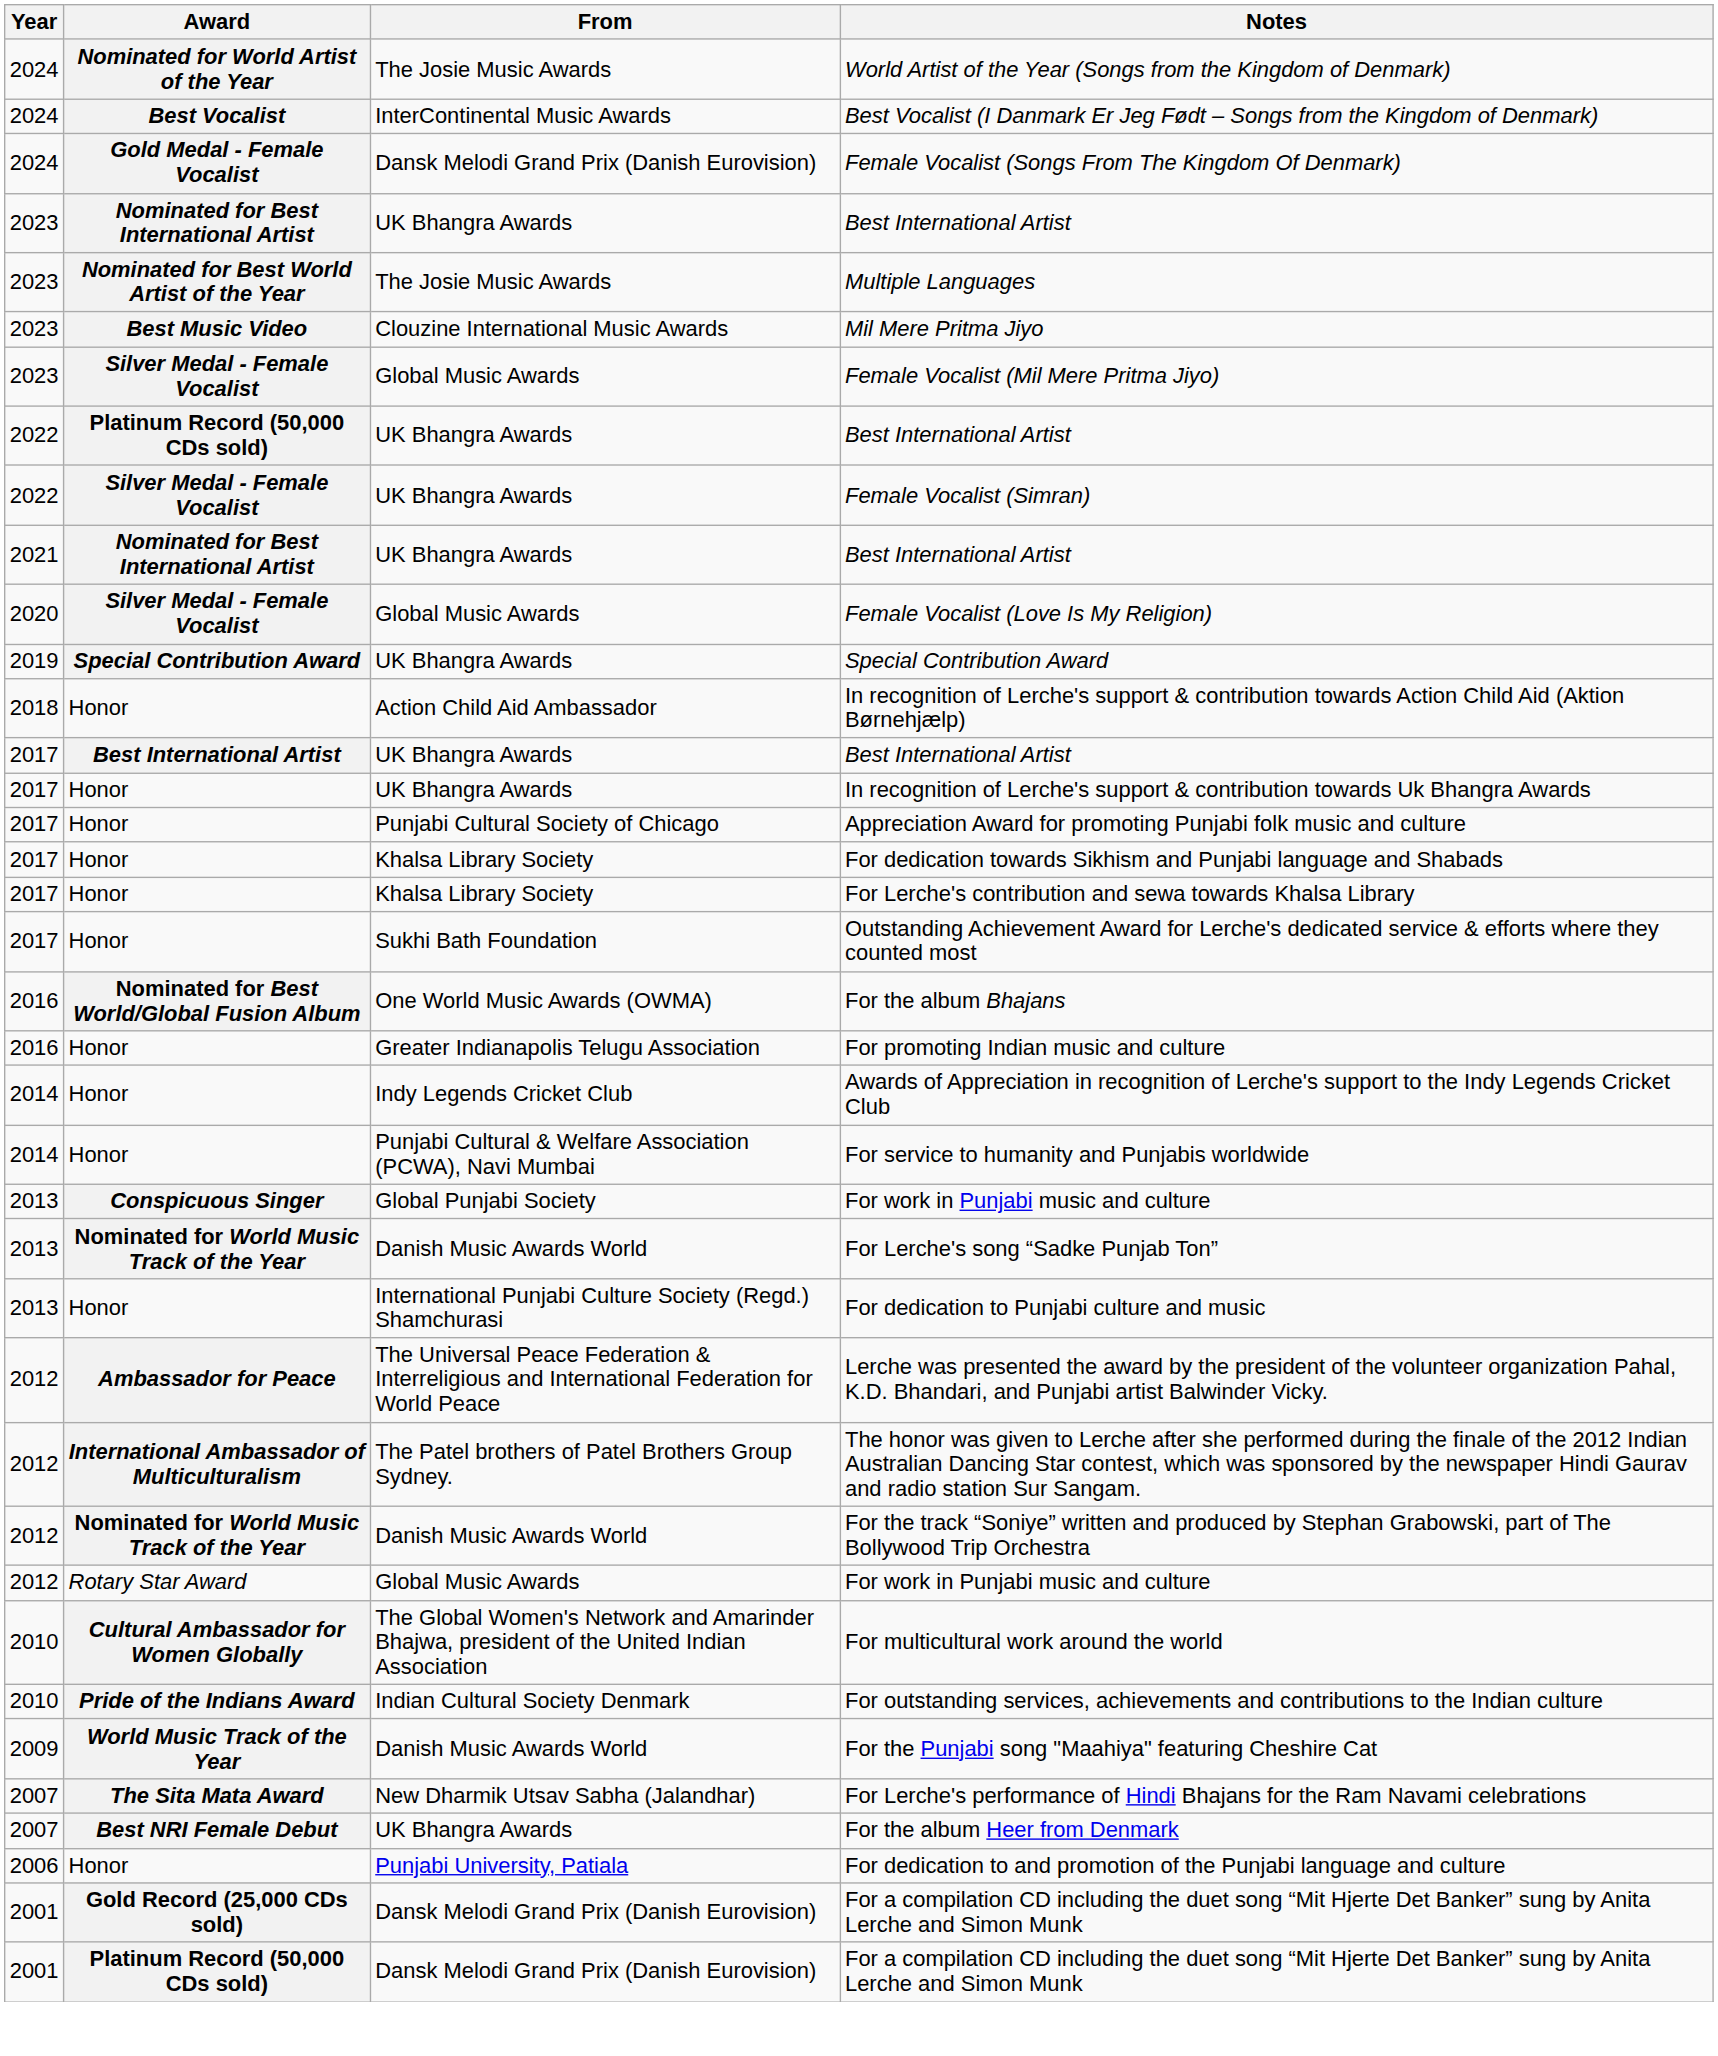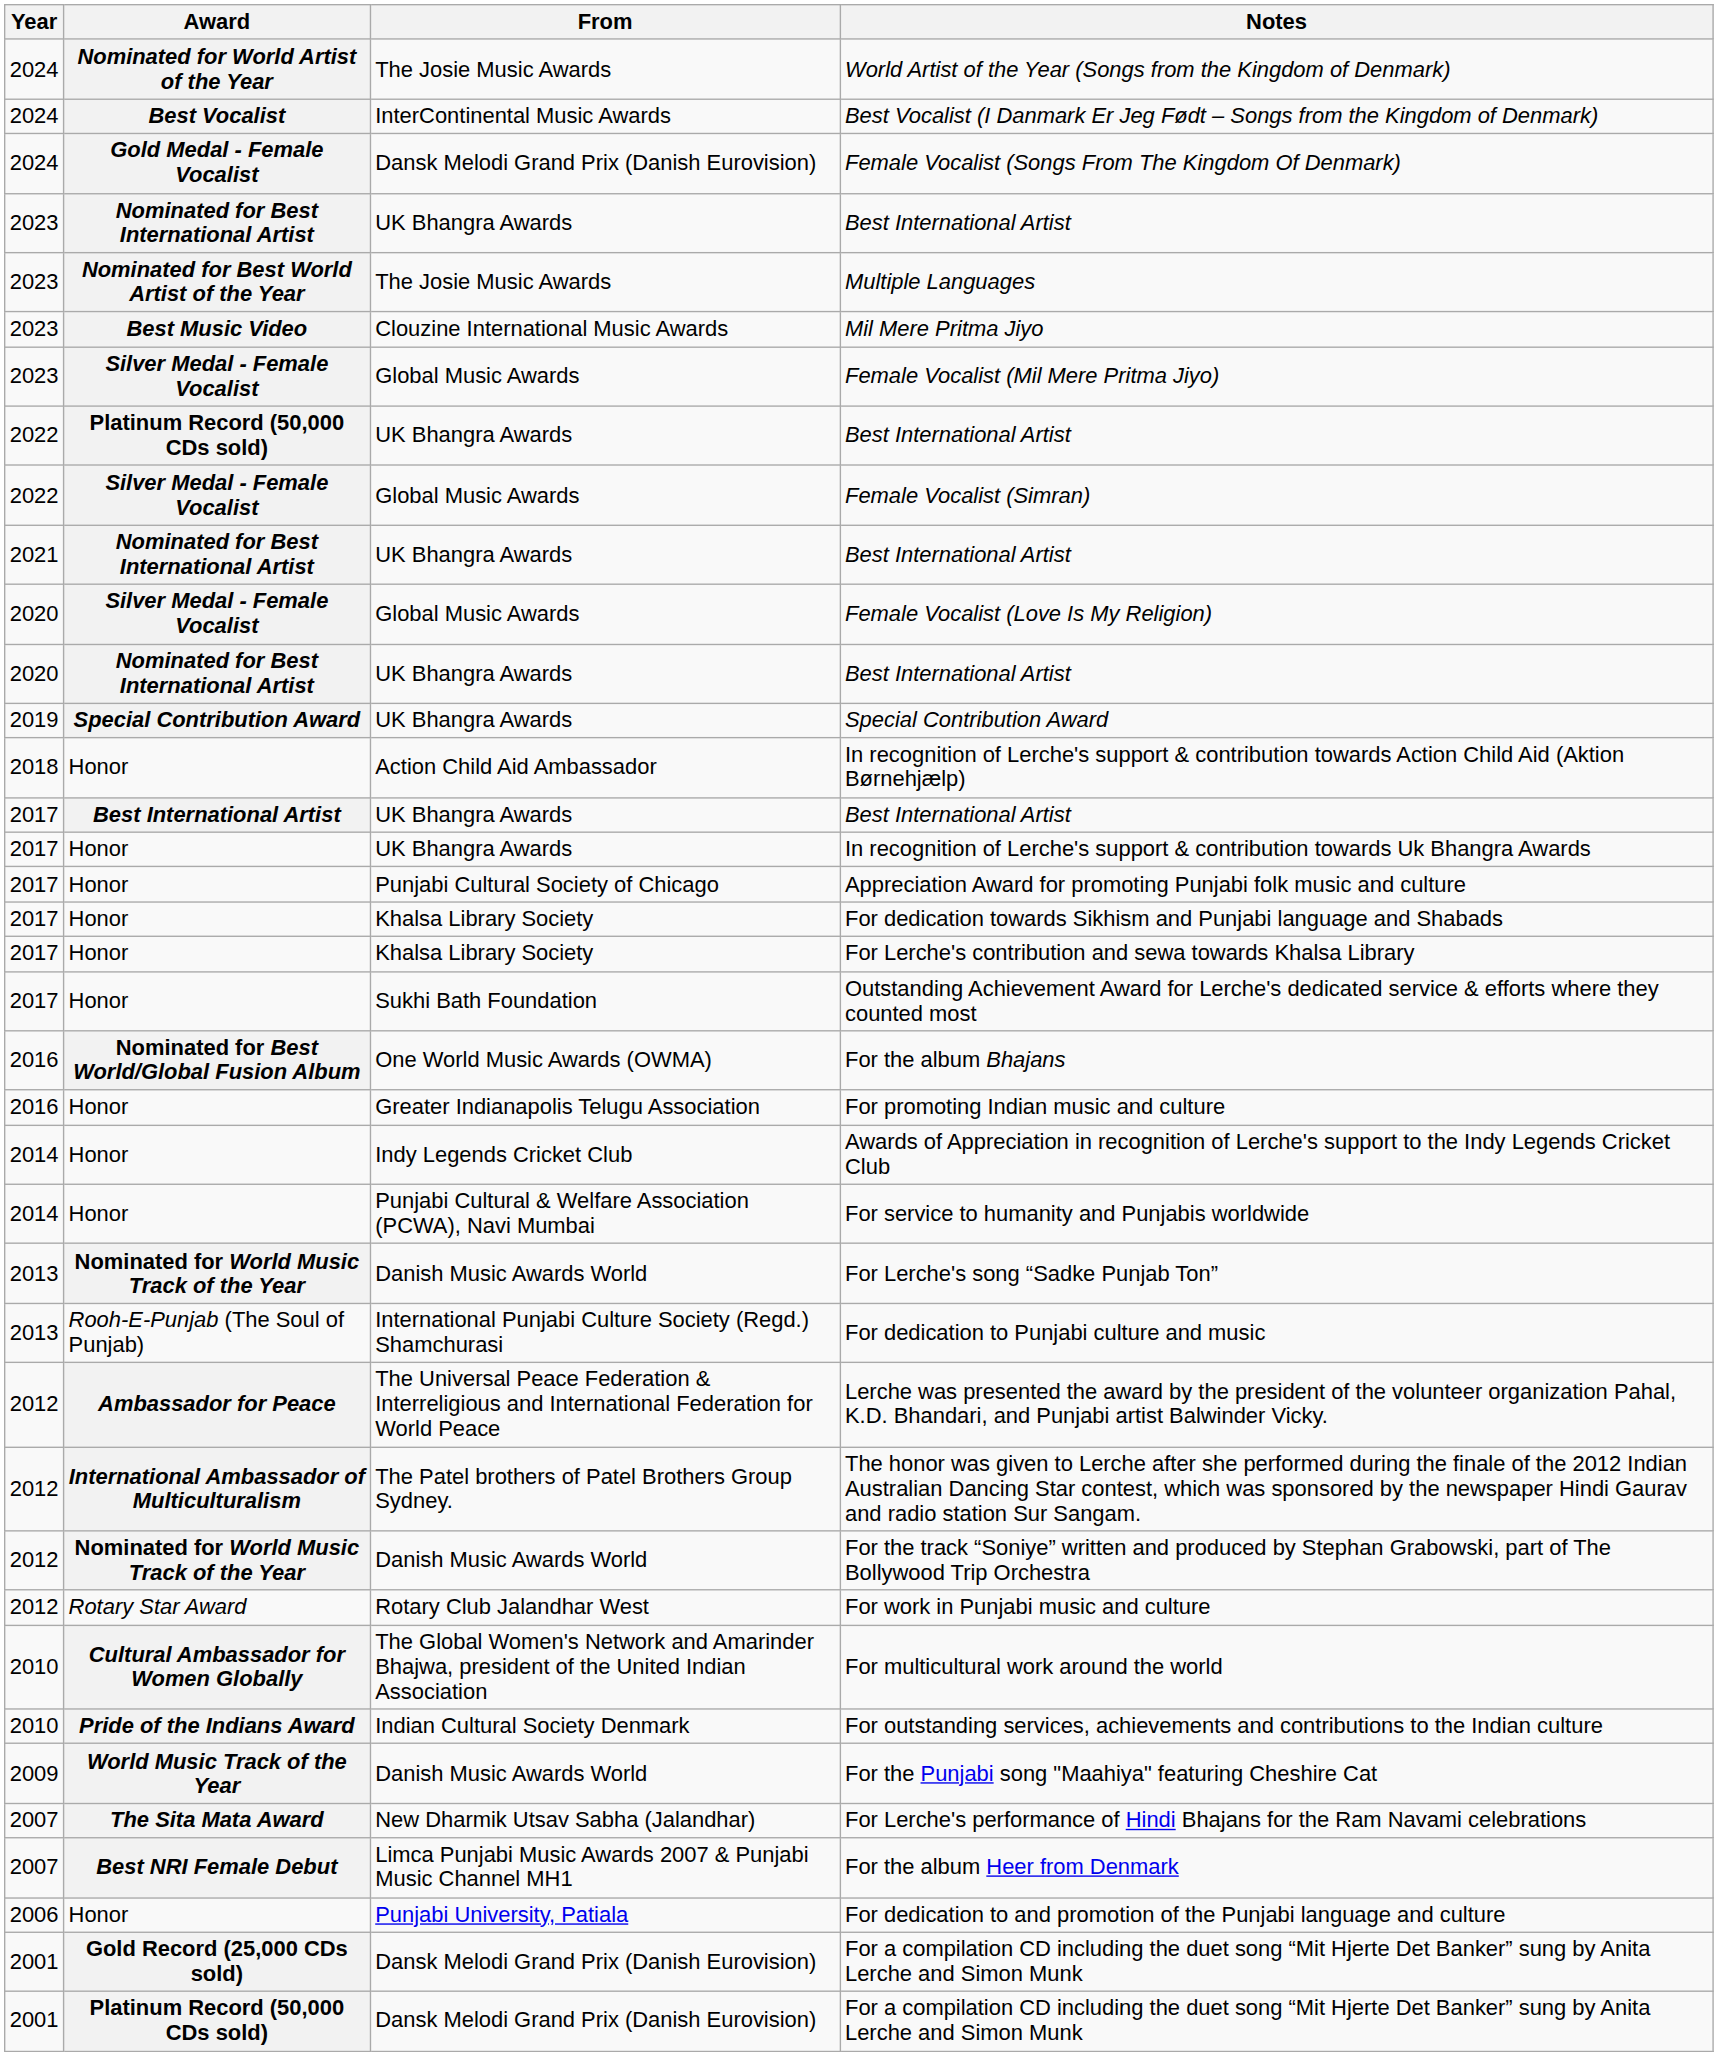(474, 495) UK Bhangra Awards -> (477, 495) Global Music Awards
+ row: (34, 673)
- row: (34, 1201)
(98, 1307) Honor -> (206, 1332) Rooh-E-Punjab (The Soul of Punjab)
(477, 1582) Global Music Awards -> (512, 1607) Rotary Club Jalandhar West
(474, 1830) UK Bhangra Awards -> (592, 1867) Limca Punjabi Music Awards 2007 & Punjabi Music Channel MH1
